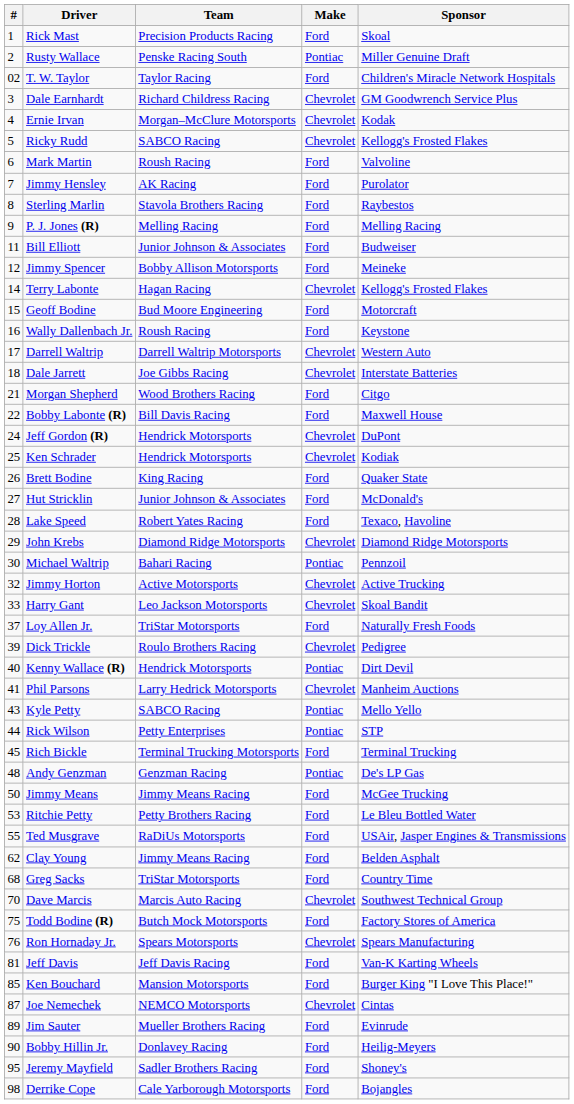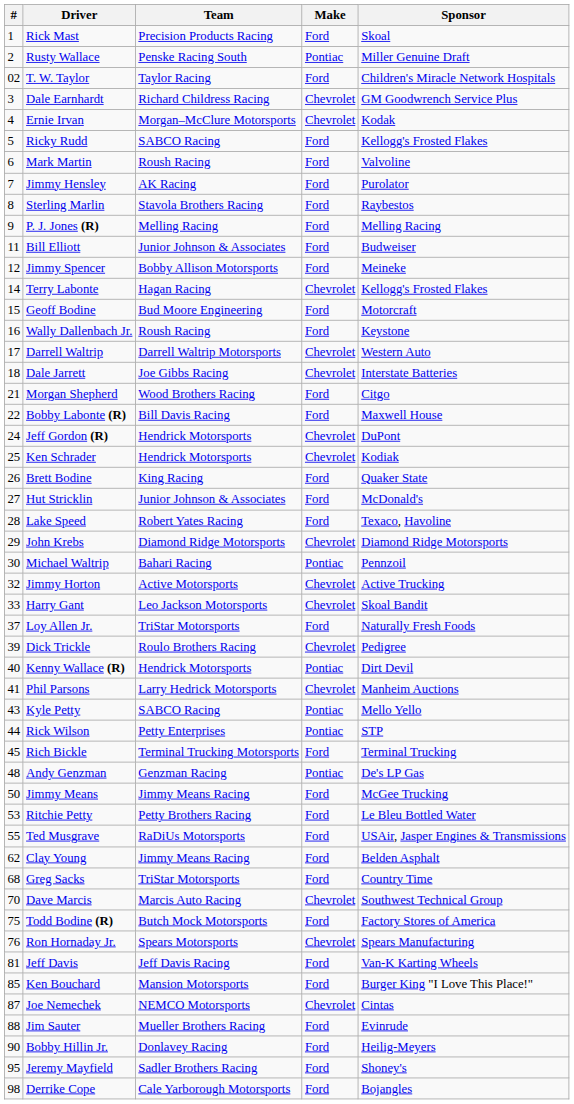(330, 141) Chevrolet -> (317, 141) Ford
(14, 1025) 89 -> (14, 1025) 88
